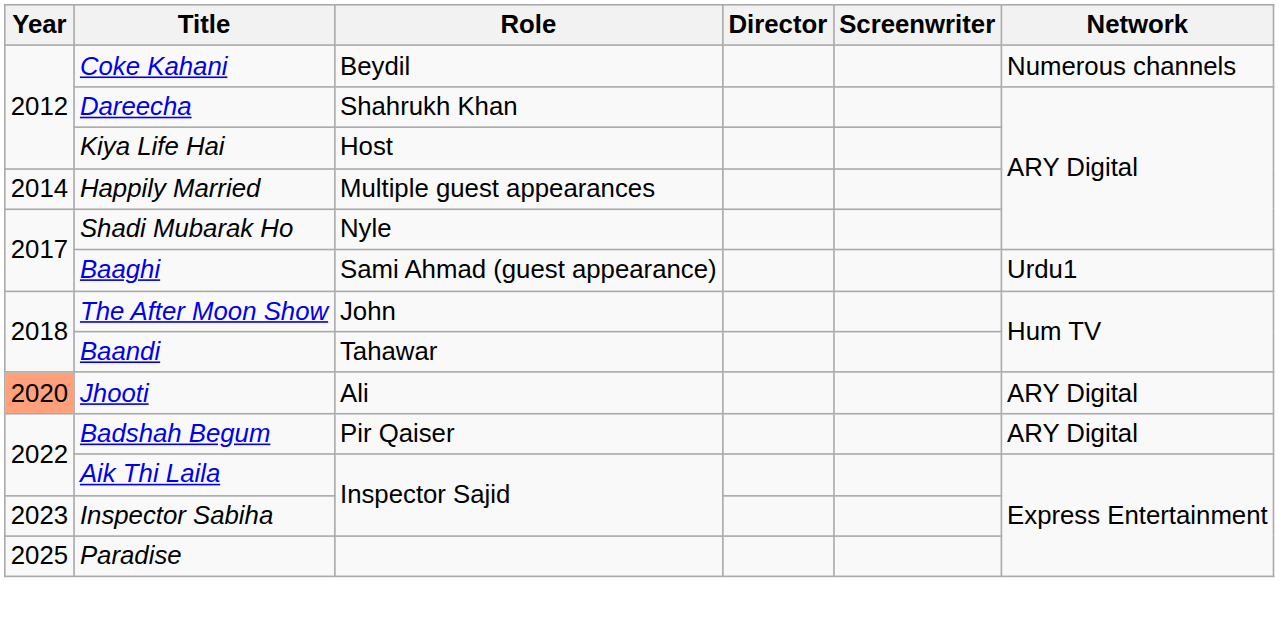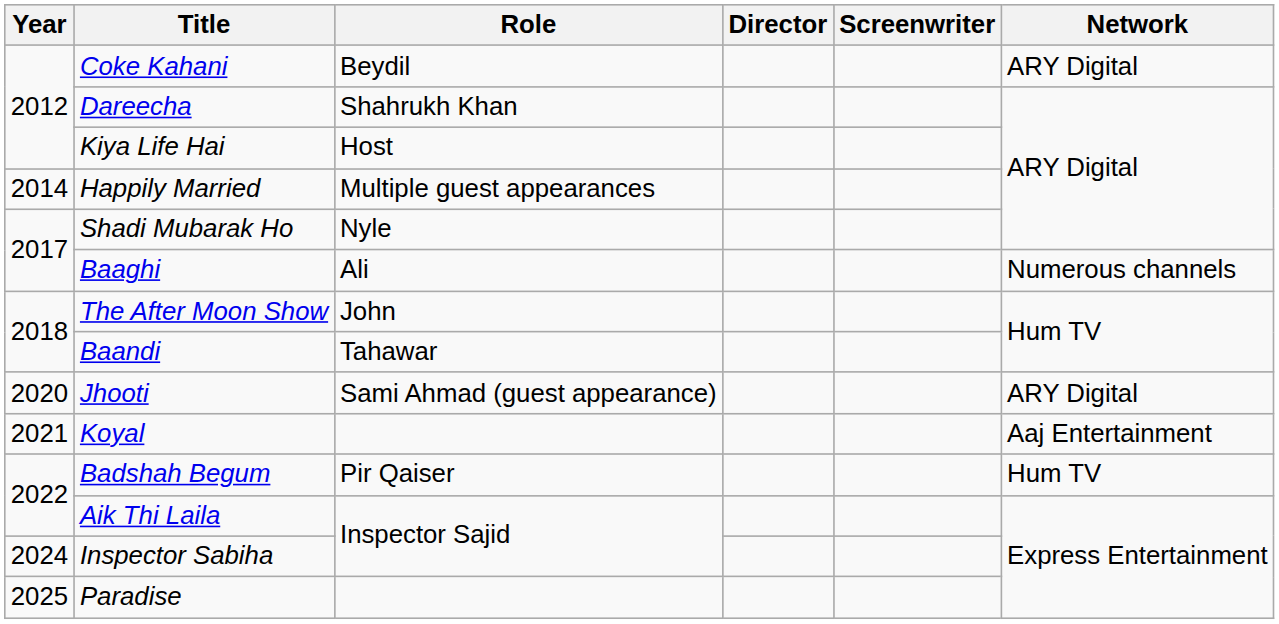(1122, 65) Numerous channels -> (1072, 65) ARY Digital
(528, 270) Sami Ahmad (guest appearance) -> (354, 270) Ali
(1042, 270) Urdu1 -> (1122, 270) Numerous channels
(39, 392) lightsalmon background -> (39, 392) no background
(354, 392) Ali -> (528, 392) Sami Ahmad (guest appearance)
+ row: (112, 433)
(1072, 433) ARY Digital -> (1054, 474) Hum TV
(39, 515) 2023 -> (39, 556) 2024
